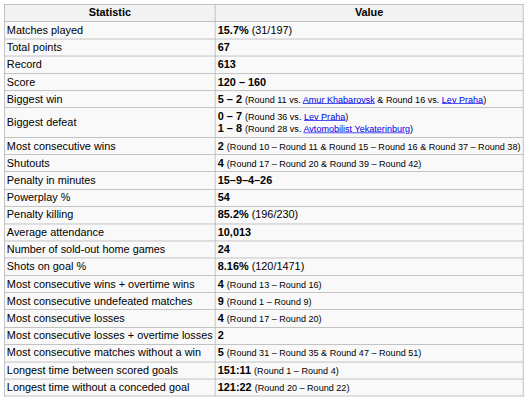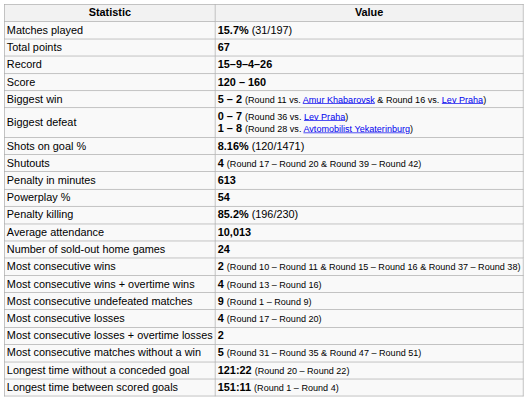(227, 64) 613 -> (245, 64) 15–9–4–26
rows swapped: (46, 266) <-> (61, 146)
(245, 180) 15–9–4–26 -> (227, 180) 613
rows swapped: (92, 370) <-> (98, 387)
